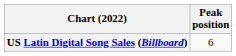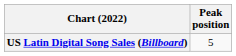(211, 42) 6 -> (211, 42) 5
